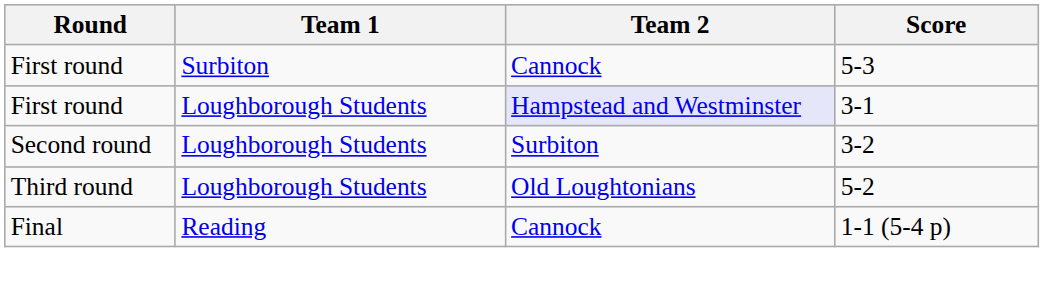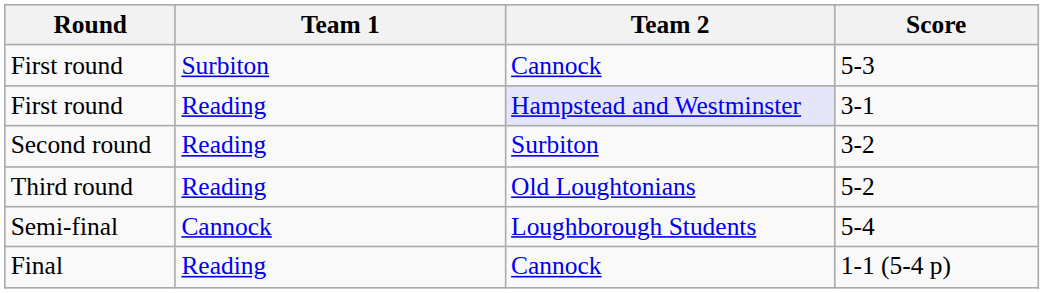(304, 105) Loughborough Students -> (224, 105) Reading
(304, 145) Loughborough Students -> (224, 145) Reading
(304, 186) Loughborough Students -> (224, 186) Reading
+ row: (858, 226)
